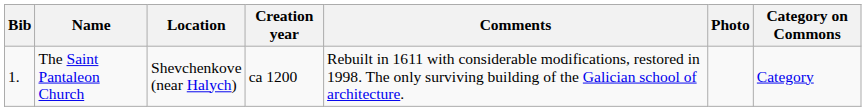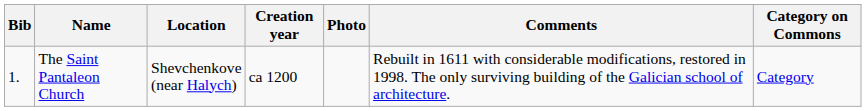columns swapped: (515, 25) <-> (730, 25)
